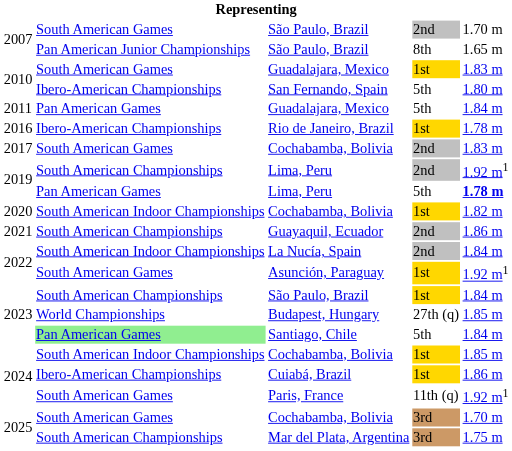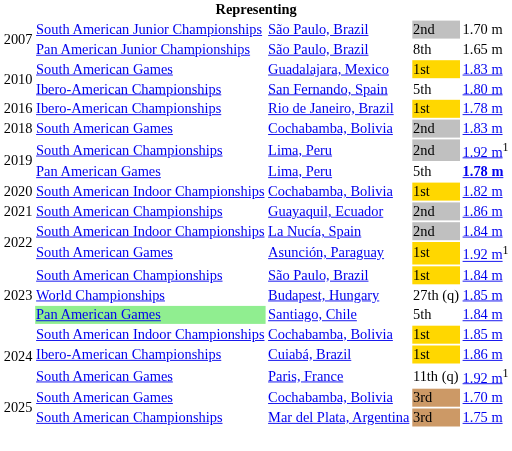(104, 29) South American Games -> (149, 29) South American Junior Championships
- row: (328, 108)
(18, 148) 2017 -> (18, 128) 2018
